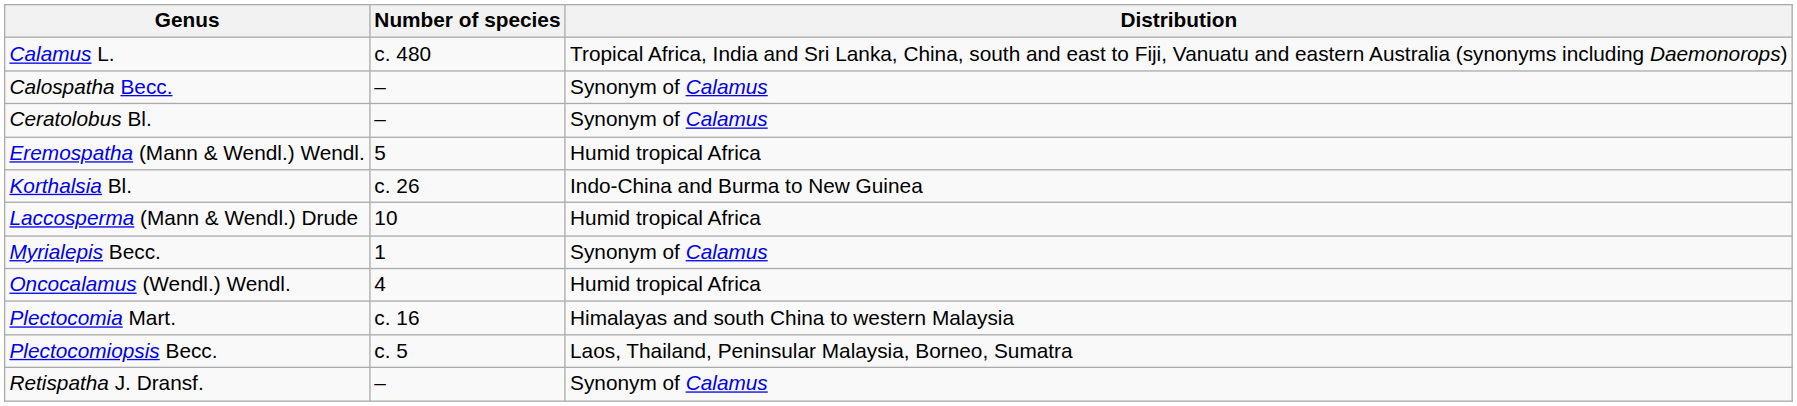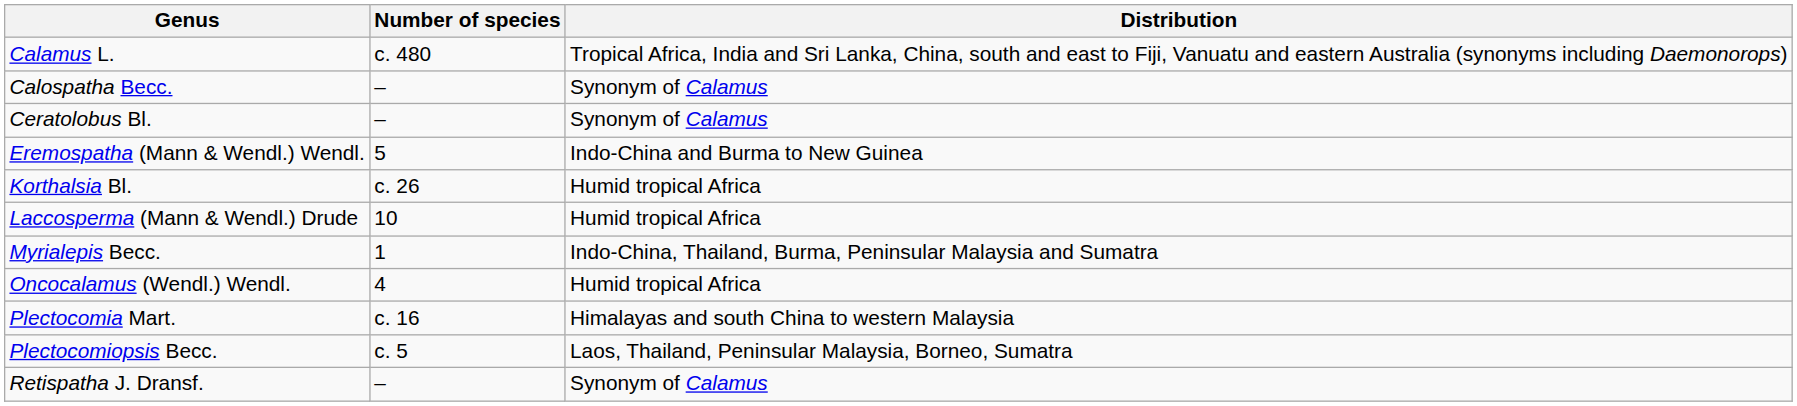(665, 152) Humid tropical Africa -> (746, 152) Indo-China and Burma to New Guinea
(746, 185) Indo-China and Burma to New Guinea -> (665, 185) Humid tropical Africa
(669, 251) Synonym of Calamus -> (864, 251) Indo-China, Thailand, Burma, Peninsular Malaysia and Sumatra
